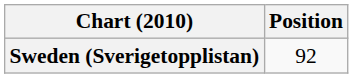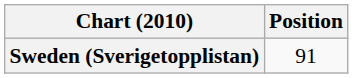(306, 55) 92 -> (306, 55) 91
